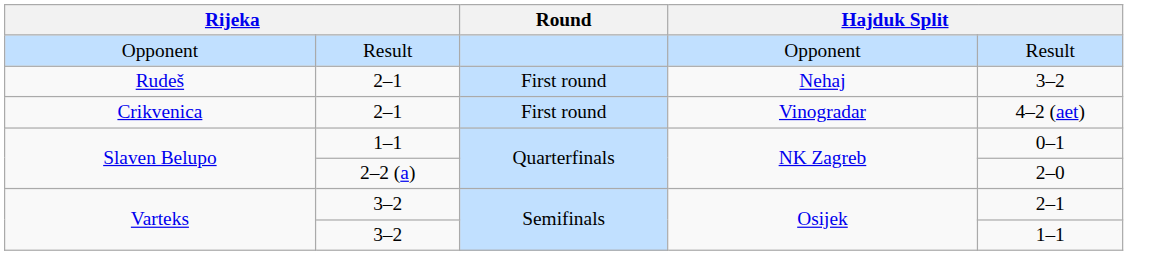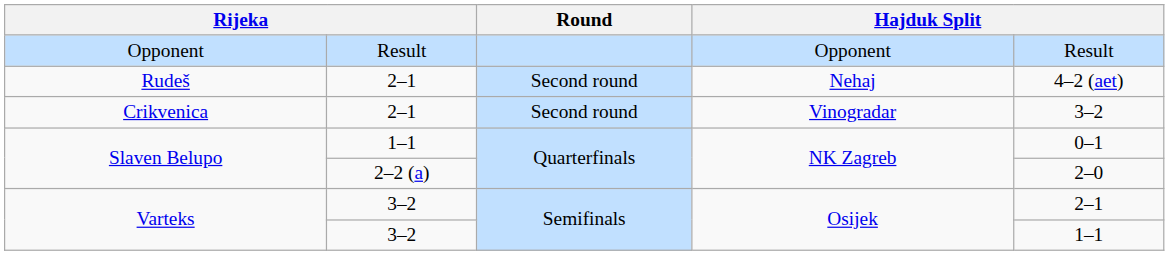(564, 81) First round -> (584, 81) Second round
(1050, 81) 3–2 -> (1089, 81) 4–2 (aet)
(564, 111) First round -> (584, 111) Second round
(1050, 111) 4–2 (aet) -> (1089, 111) 3–2
